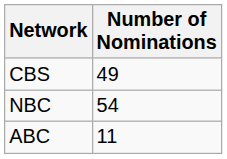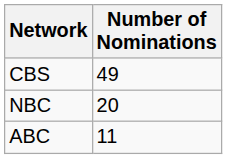(108, 105) 54 -> (108, 105) 20
